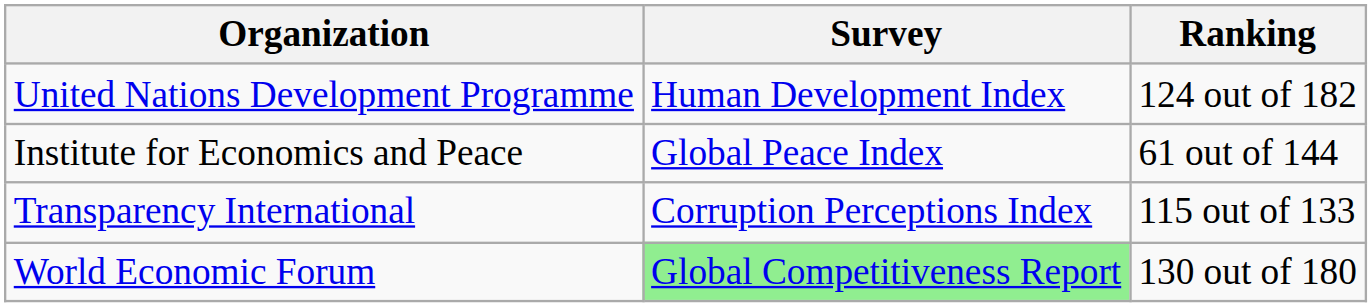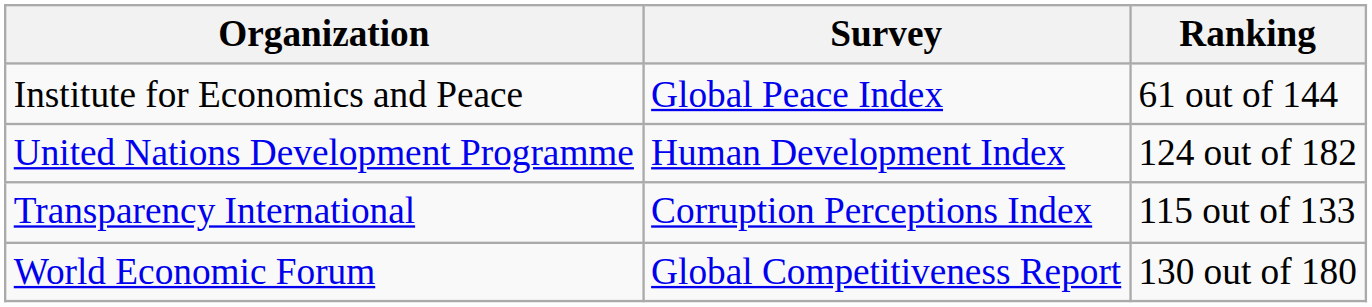rows swapped: (268, 152) <-> (324, 93)
(886, 270) lightgreen background -> (886, 270) no background
